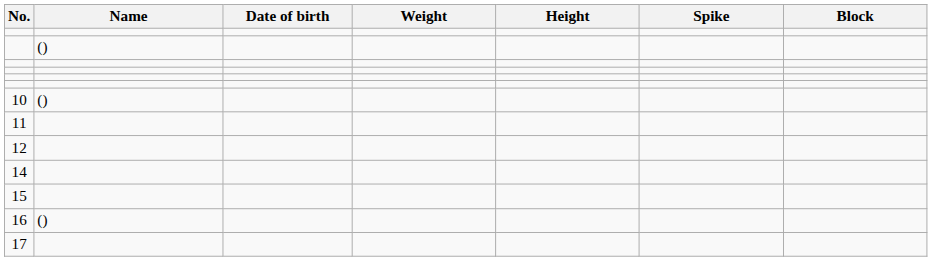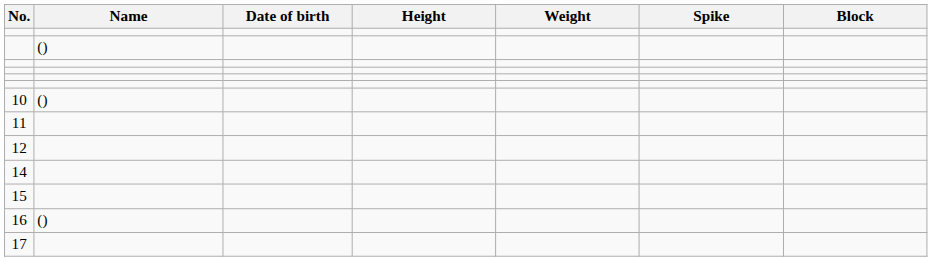columns swapped: (568, 16) <-> (424, 16)
